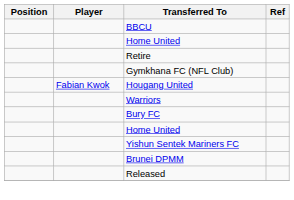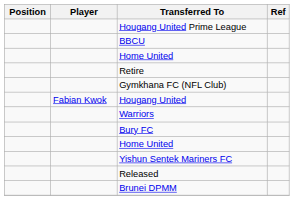+ row: (84, 27)
rows swapped: (89, 159) <-> (89, 173)
